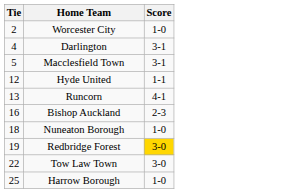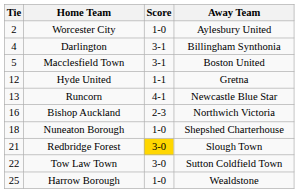+ column: (234, 12)
(14, 146) 19 -> (14, 146) 21
